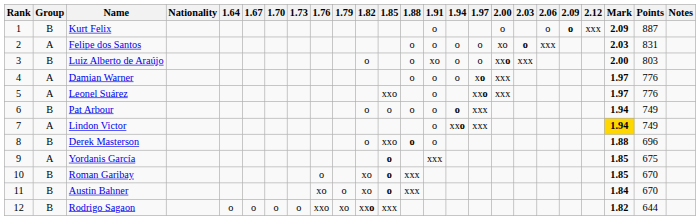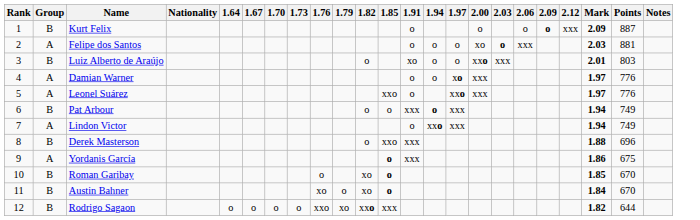- column: (412, 12)
(650, 45) 831 -> (628, 45) 881
(619, 61) 2.00 -> (597, 61) 2.01
(435, 110) o -> (412, 110) xxx
(619, 126) gold background -> (597, 126) no background
(435, 142) o -> (412, 142) xxx
(619, 158) 1.85 -> (597, 158) 1.86
